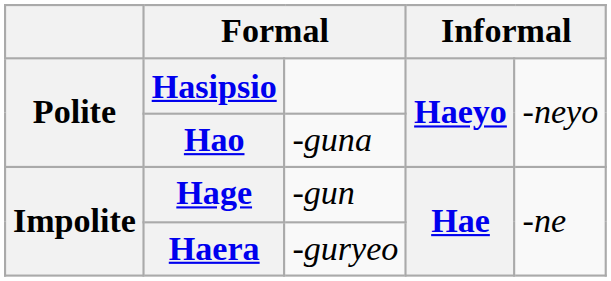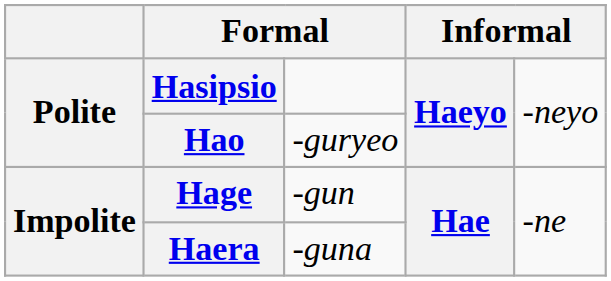(332, 139) -guna -> (345, 139) -guryeo
(345, 247) -guryeo -> (332, 247) -guna
